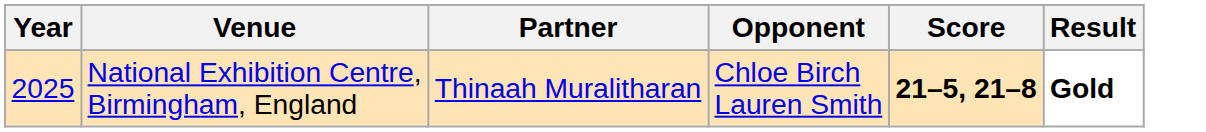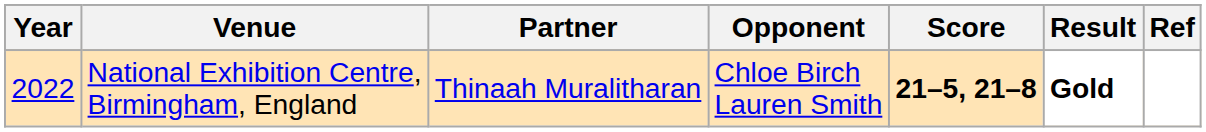+ column: (1172, 28)
(43, 88) 2025 -> (43, 88) 2022
